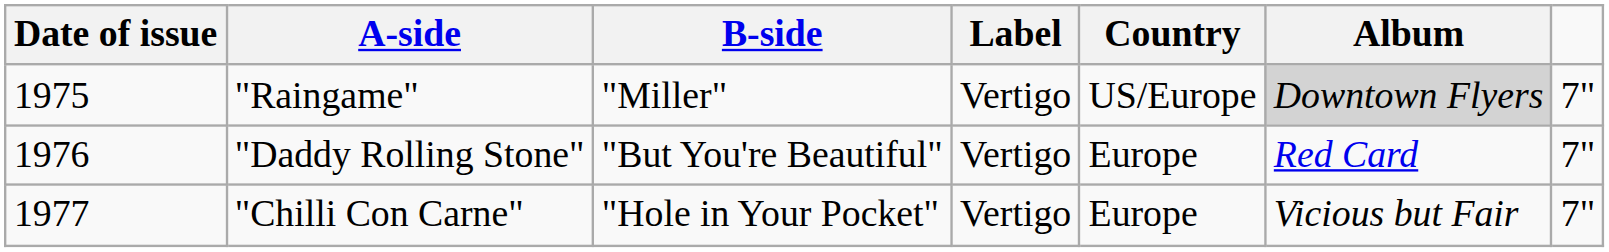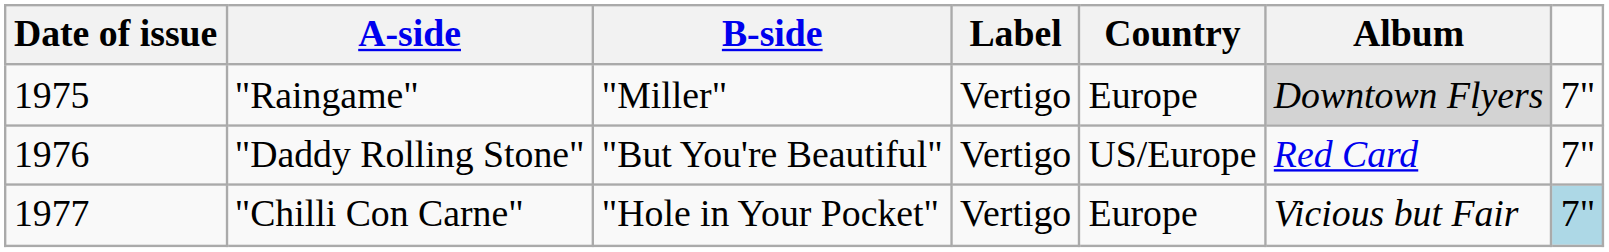(1173, 94) US/Europe -> (1143, 94) Europe
(1143, 154) Europe -> (1173, 154) US/Europe
(1578, 214) no background -> (1578, 214) lightblue background
